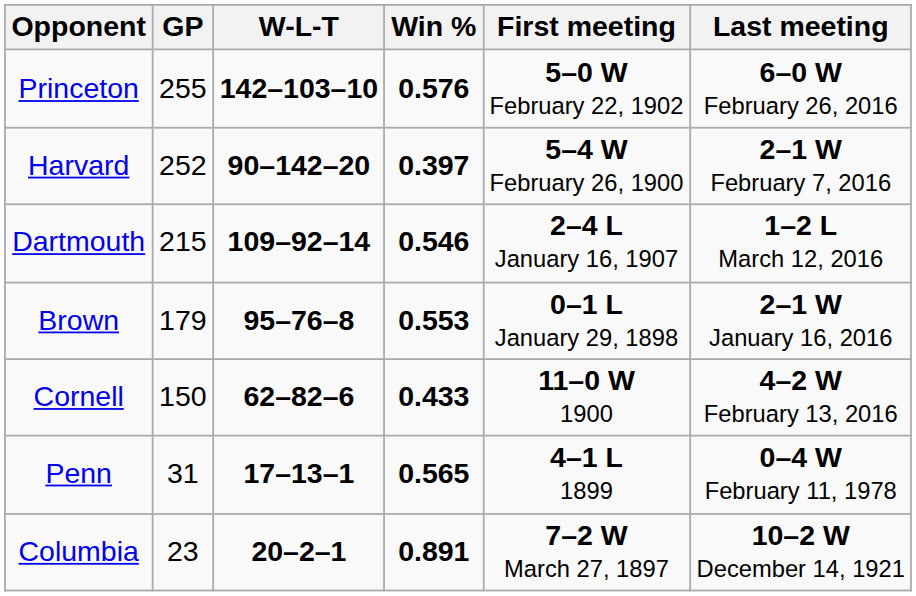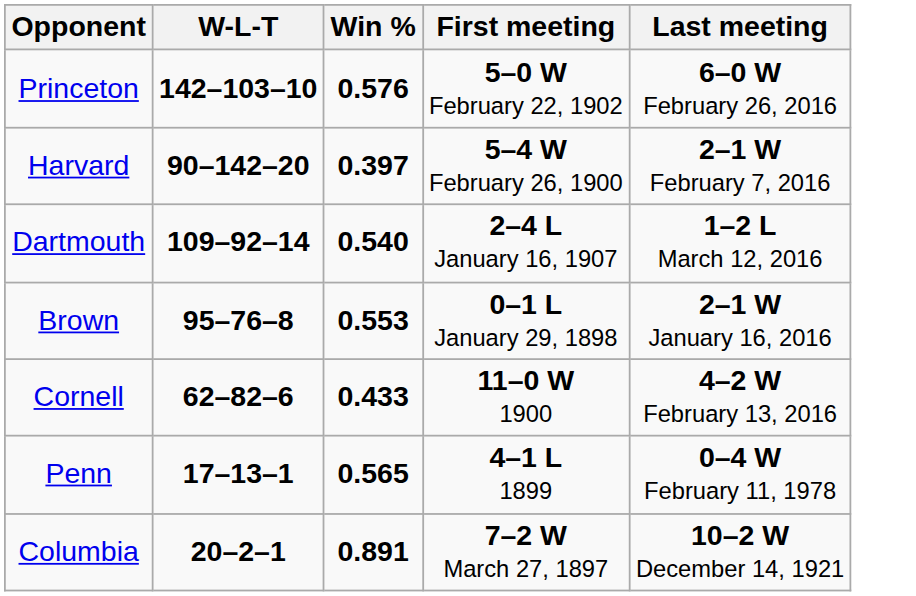- column: (183, 27)
(434, 242) 0.546 -> (373, 242) 0.540
